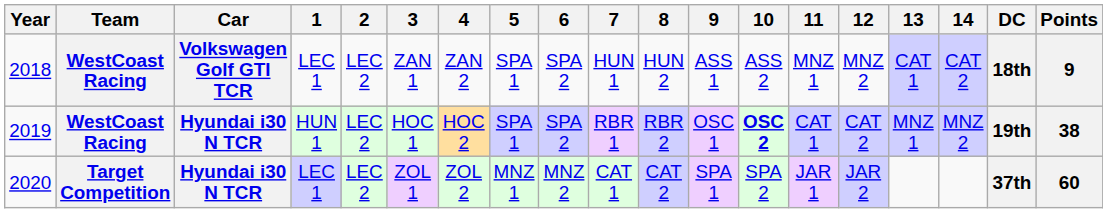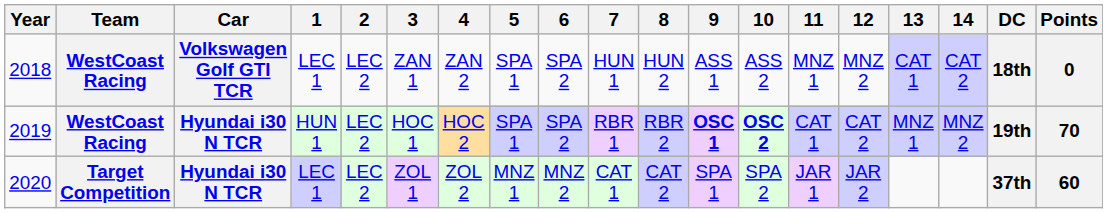(1069, 70) 9 -> (1069, 70) 0
(714, 131) normal -> (714, 131) bold
(1069, 131) 38 -> (1069, 131) 70
